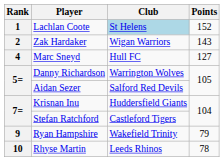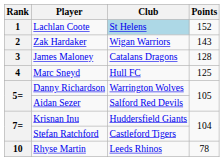+ row: (63, 57)
(204, 57) 127 -> (204, 73) 125
- row: (66, 133)
